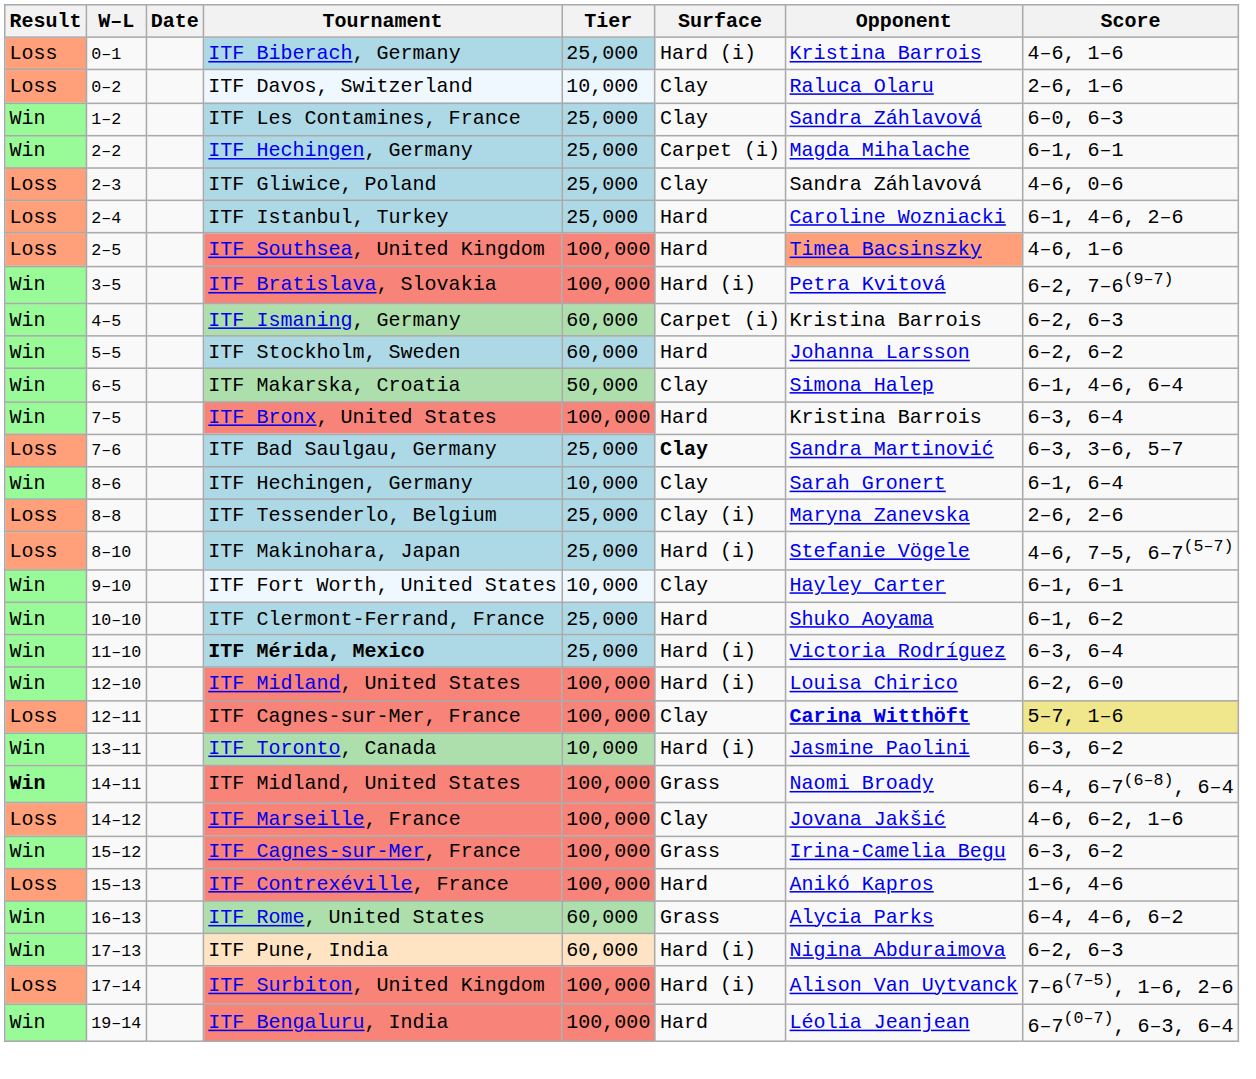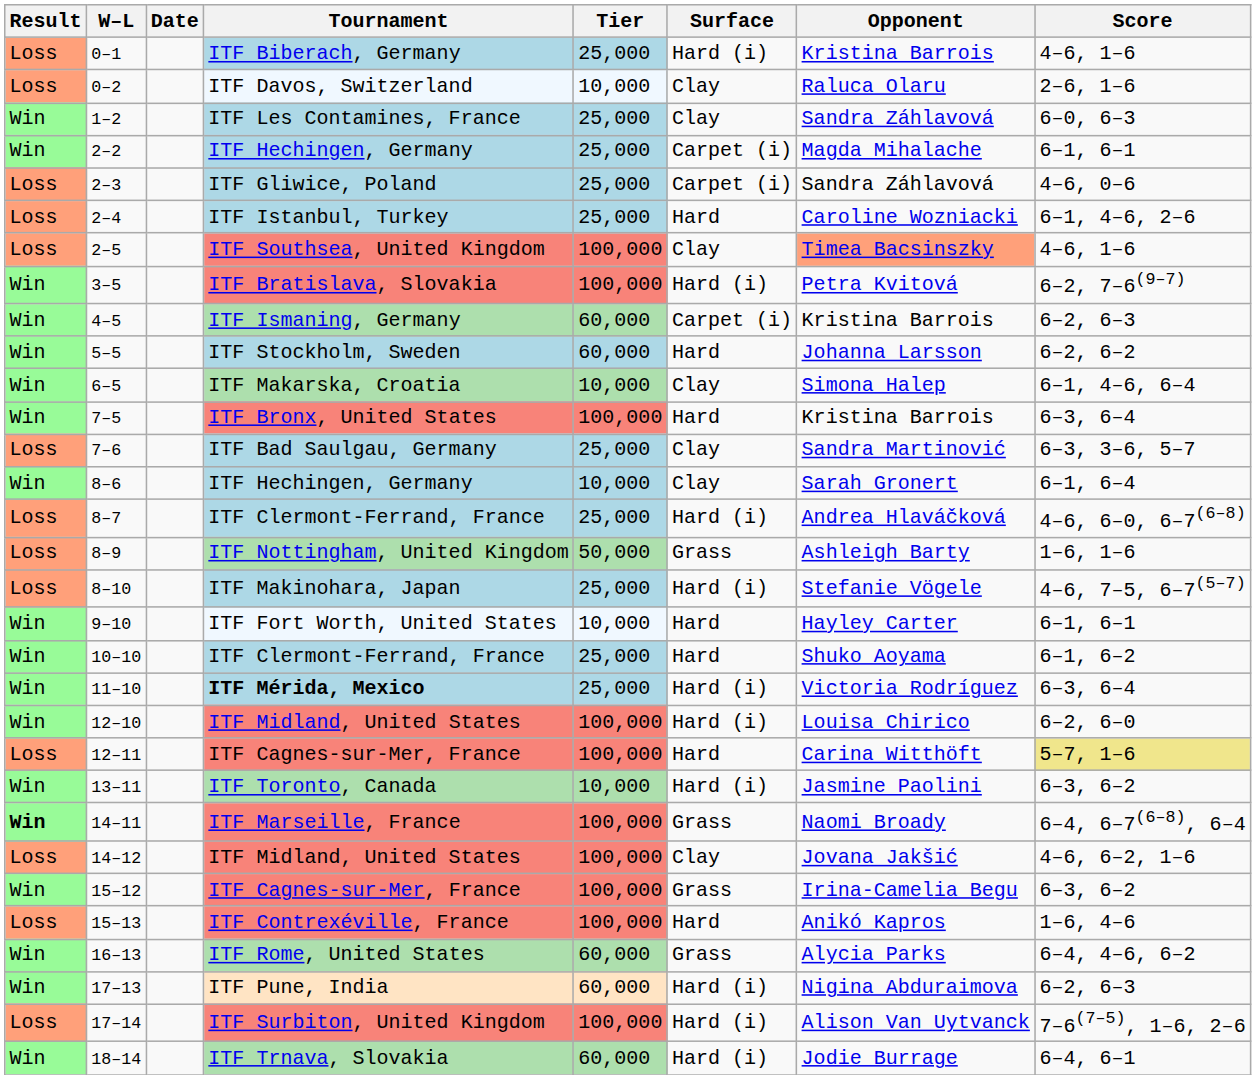(684, 184) Clay -> (732, 184) Carpet (i)
(684, 249) Hard -> (696, 249) Clay
(602, 385) 50,000 -> (614, 385) 10,000
(684, 450) bold -> (696, 450) normal
+ row: (106, 519)
- row: (106, 516)
+ row: (106, 554)
(684, 586) Clay -> (696, 624) Hard
(684, 717) Clay -> (696, 754) Hard
(880, 717) bold -> (892, 754) normal
(365, 784) ITF Midland, United States -> (334, 822) ITF Marseille, France
(334, 820) ITF Marseille, France -> (365, 857) ITF Midland, United States
+ row: (116, 1059)
- row: (116, 1024)
